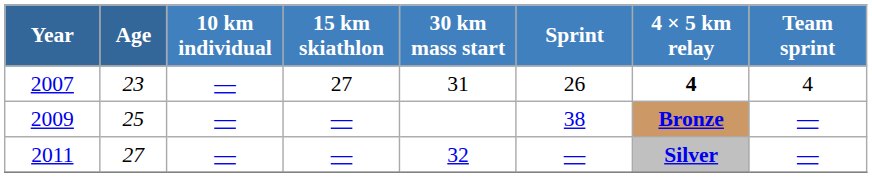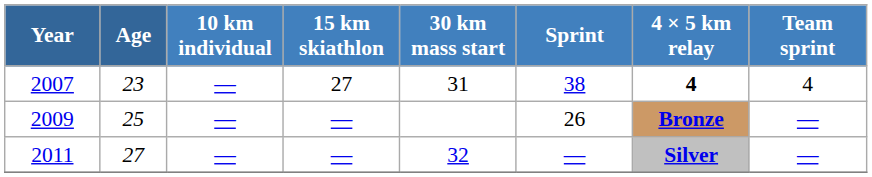(575, 83) 26 -> (575, 83) 38
(575, 119) 38 -> (575, 119) 26
